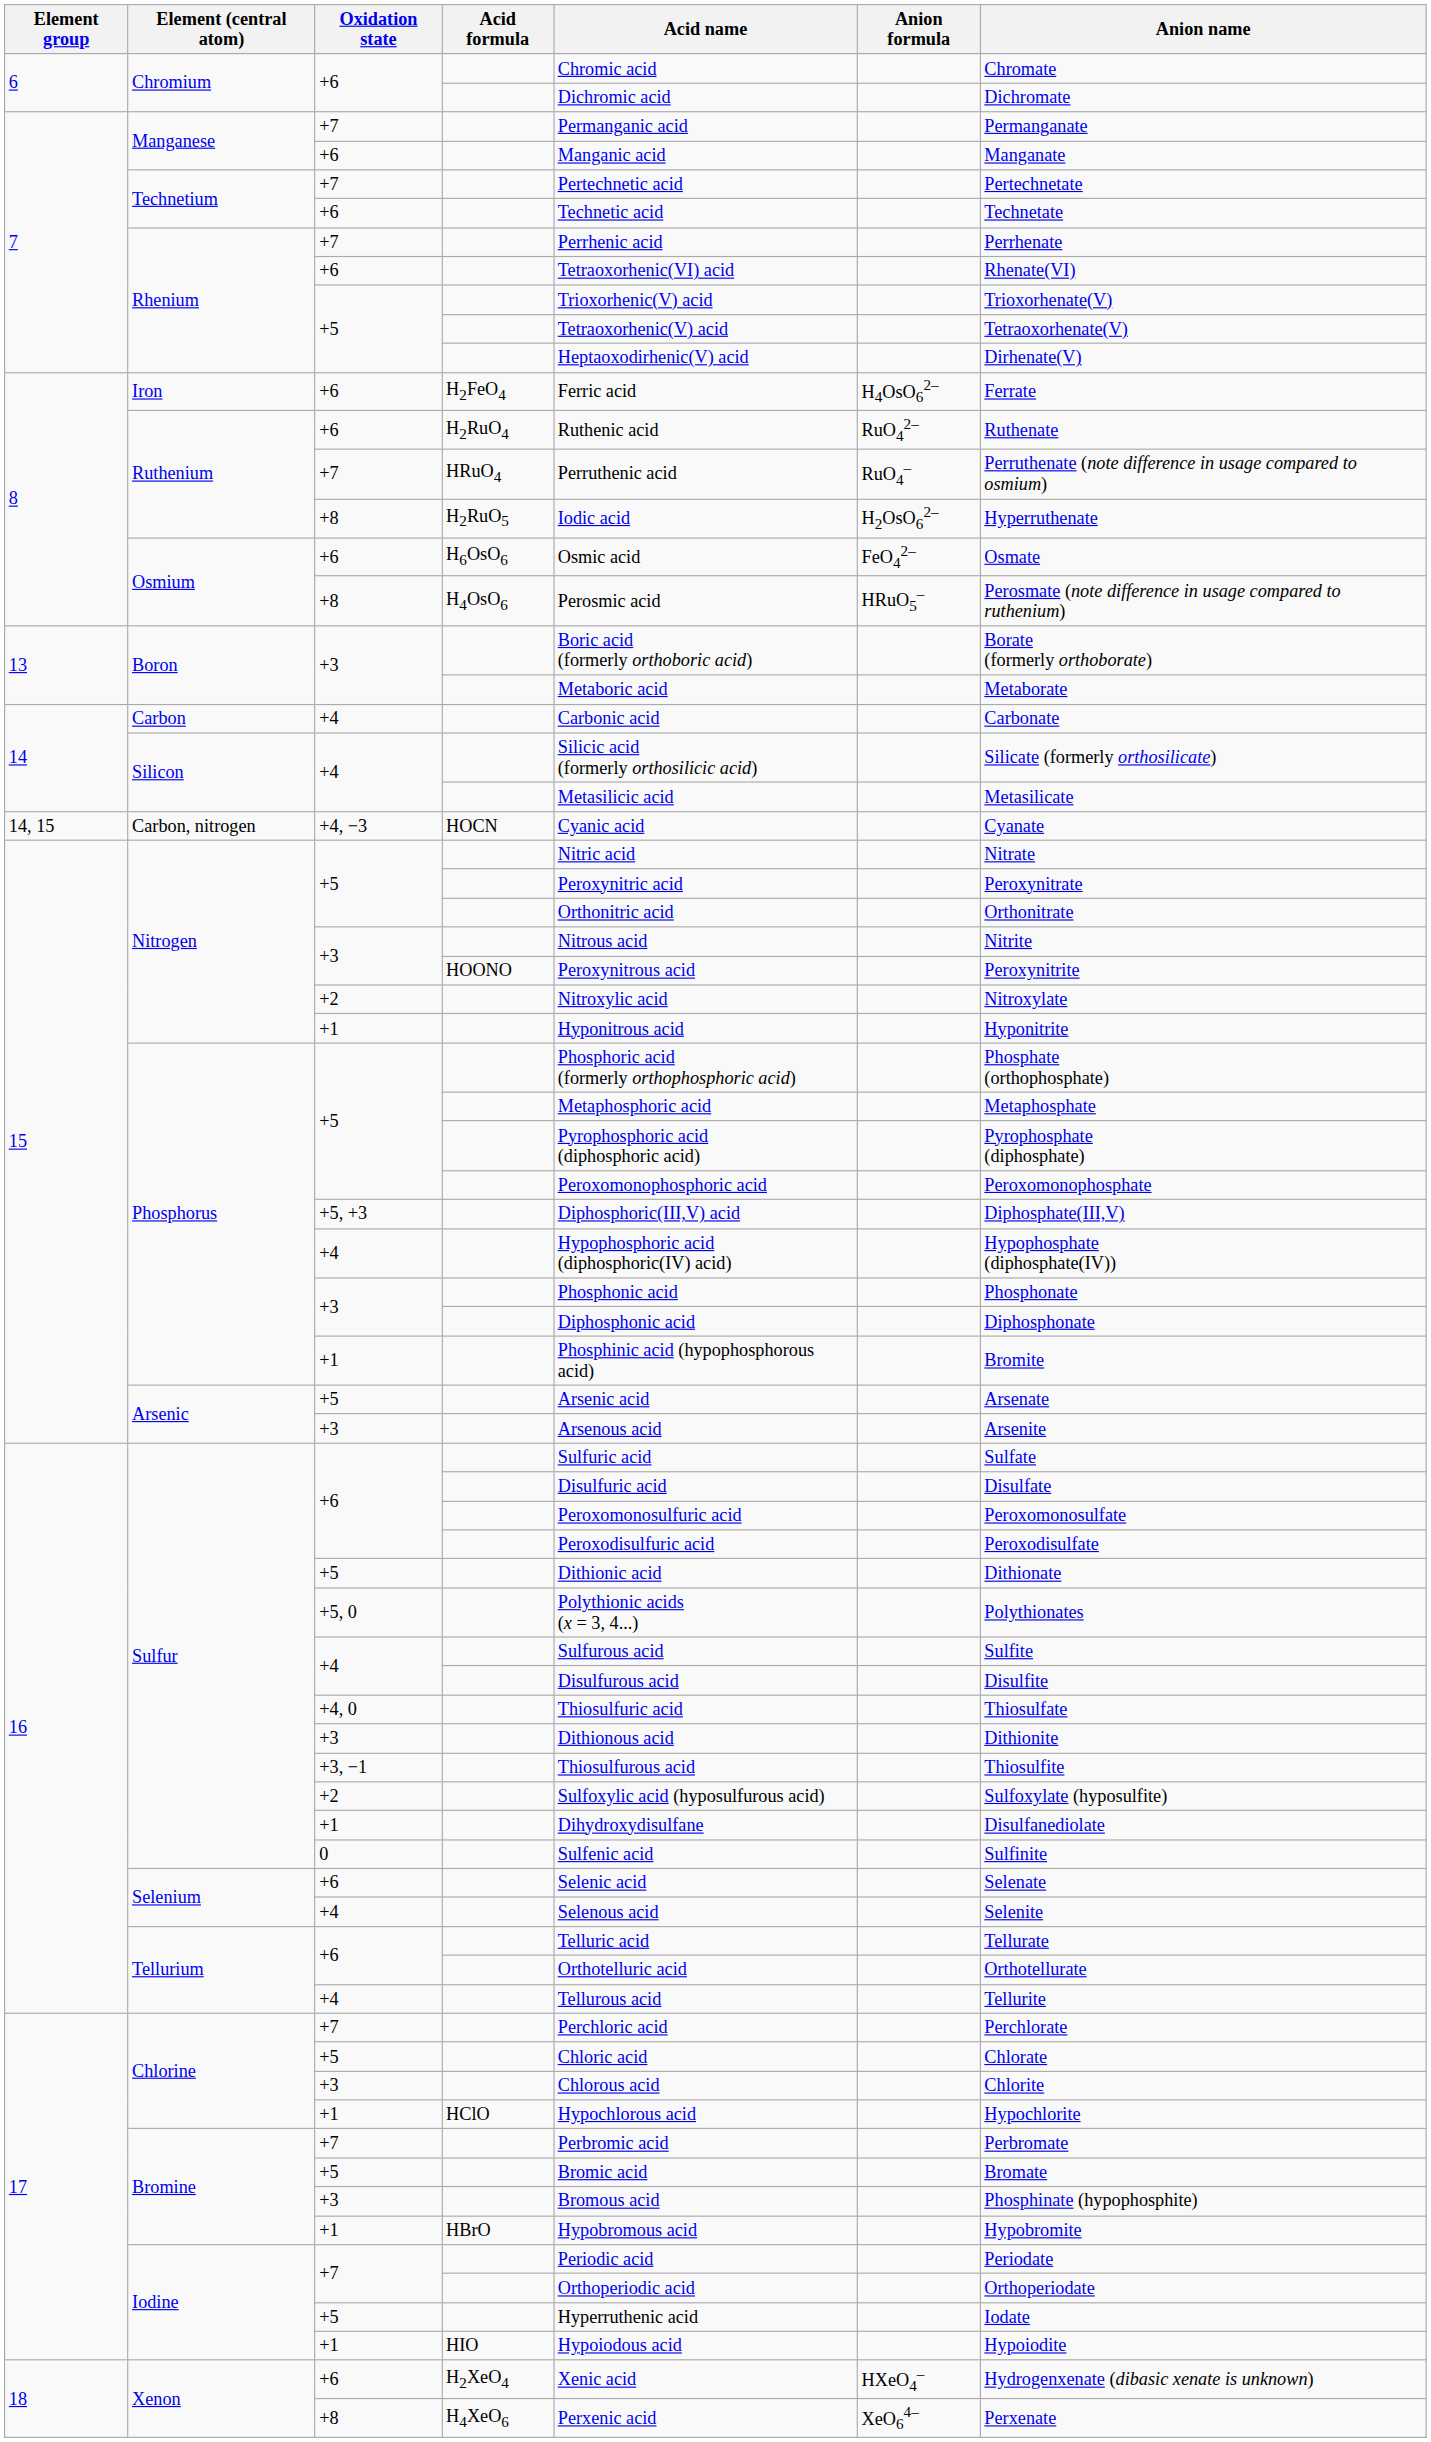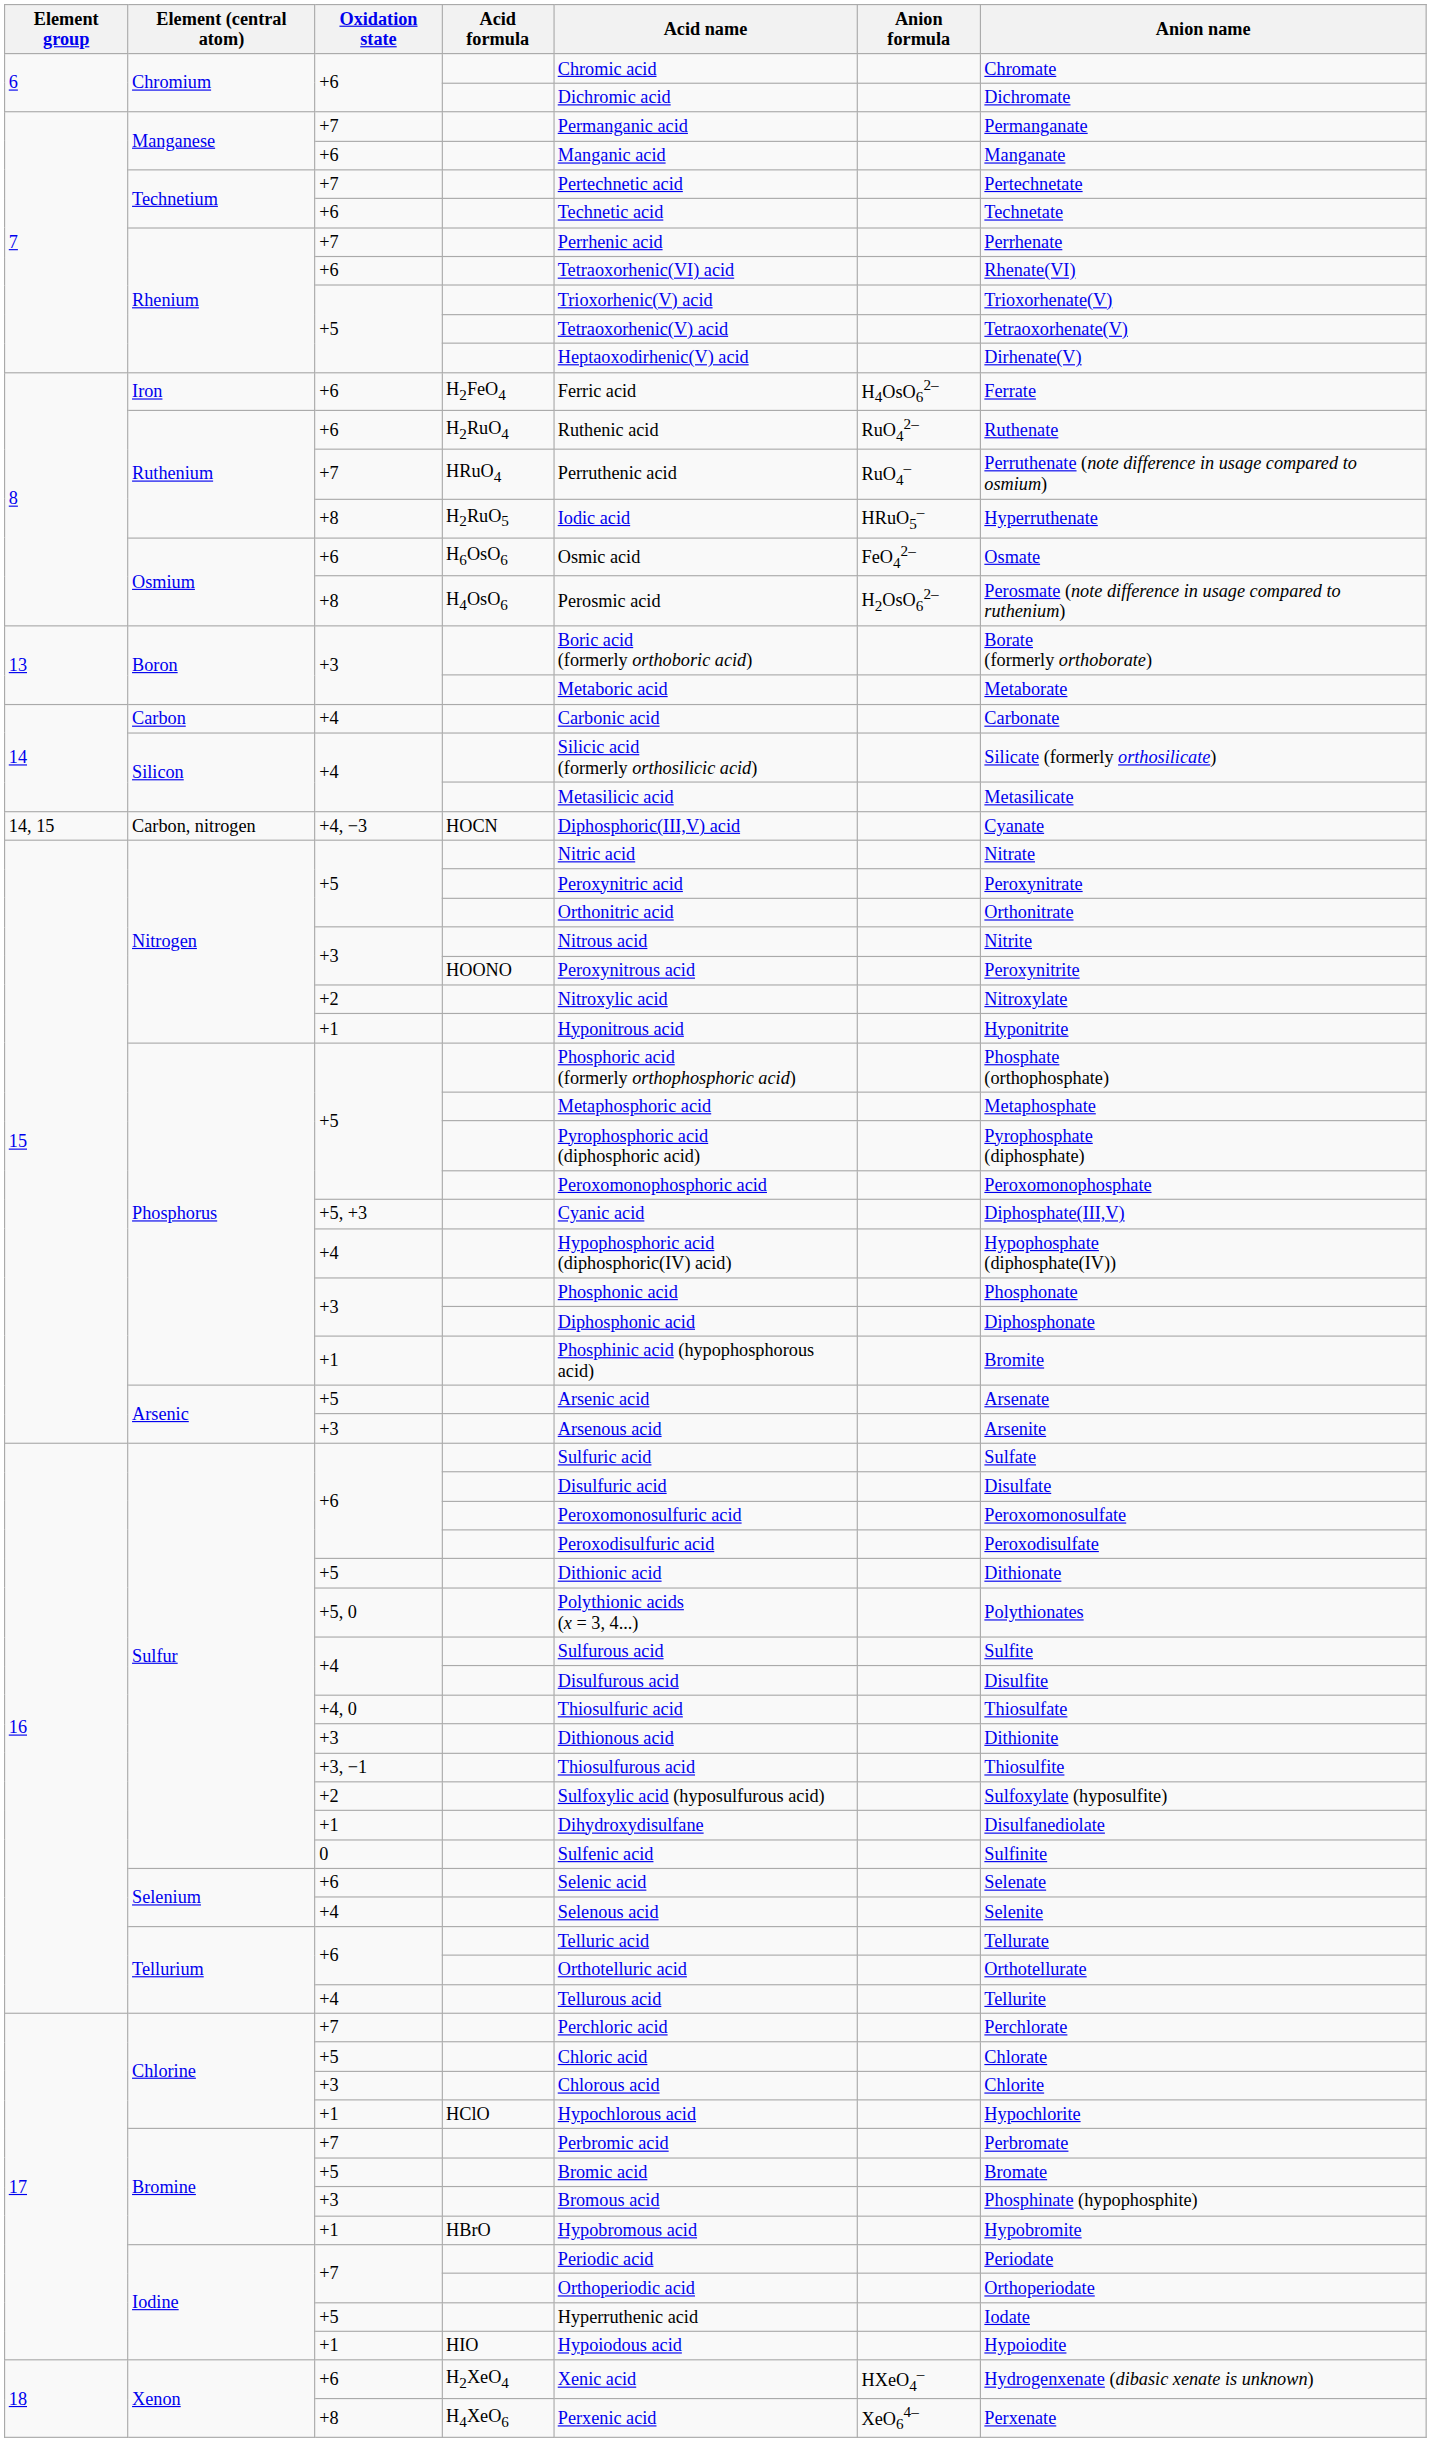(900, 518) H2OsO62– -> (893, 518) HRuO5–
(893, 600) HRuO5– -> (900, 600) H2OsO62–
(601, 825) Cyanic acid -> (649, 825) Diphosphoric(III,V) acid
(649, 1213) Diphosphoric(III,V) acid -> (601, 1213) Cyanic acid
